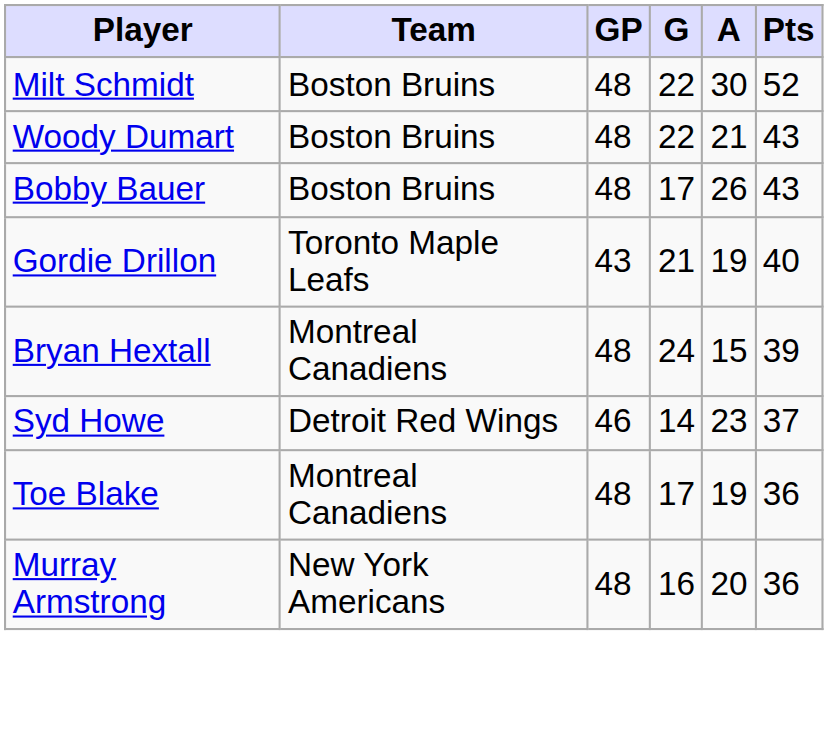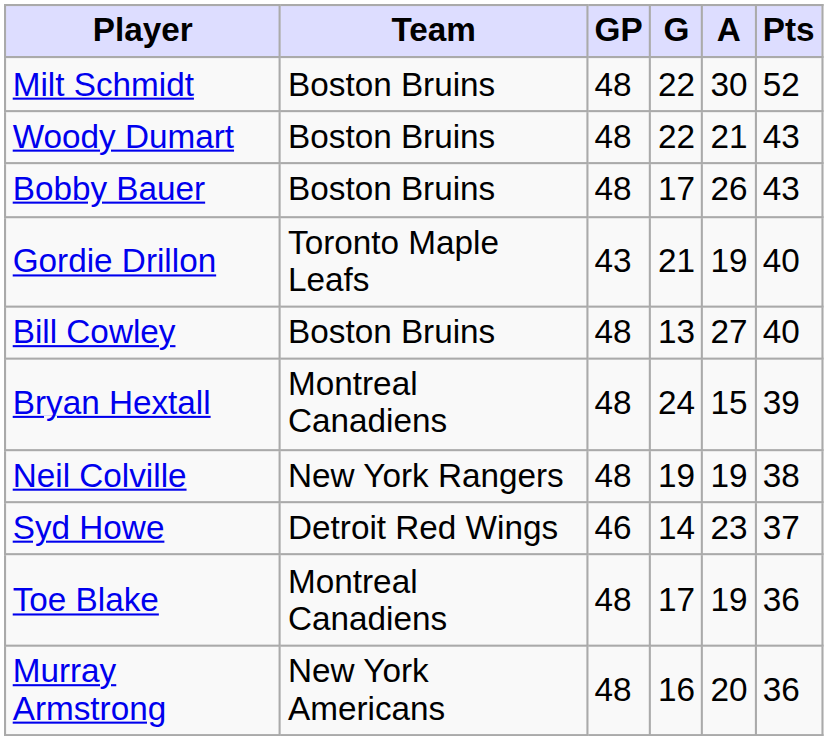+ row: (94, 332)
+ row: (100, 475)
